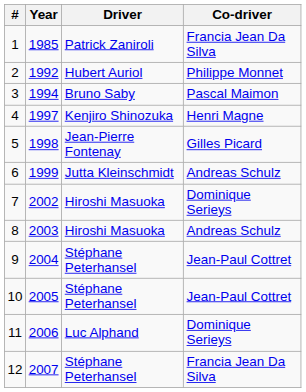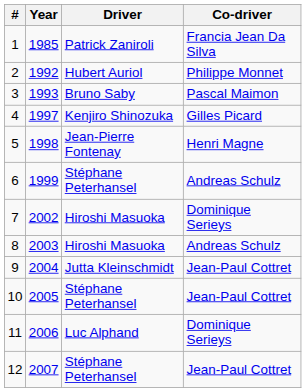(44, 94) 1994 -> (44, 94) 1993
(225, 115) Henri Magne -> (224, 115) Gilles Picard
(224, 144) Gilles Picard -> (225, 144) Henri Magne
(119, 173) Jutta Kleinschmidt -> (101, 180) Stéphane Peterhansel
(101, 259) Stéphane Peterhansel -> (119, 267) Jutta Kleinschmidt
(236, 369) Francia Jean Da Silva -> (239, 369) Jean-Paul Cottret
